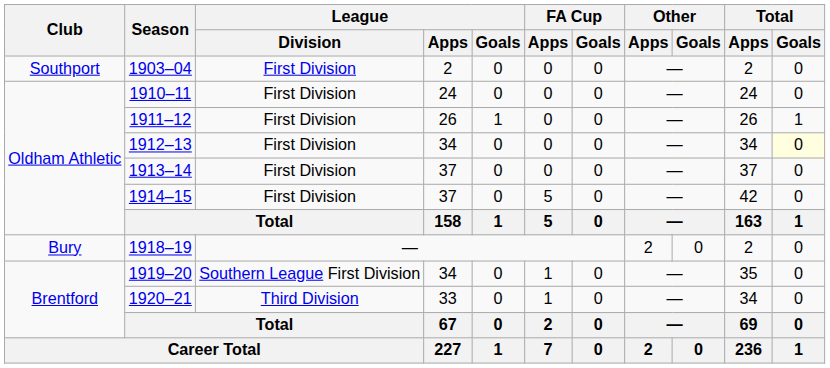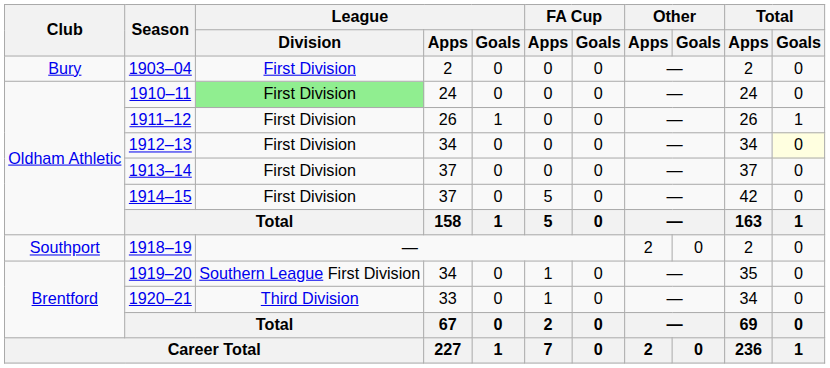(65, 68) Southport -> (65, 68) Bury
(310, 94) no background -> (310, 94) lightgreen background
(65, 247) Bury -> (65, 247) Southport
